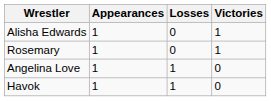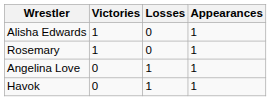columns swapped: (239, 13) <-> (128, 13)
